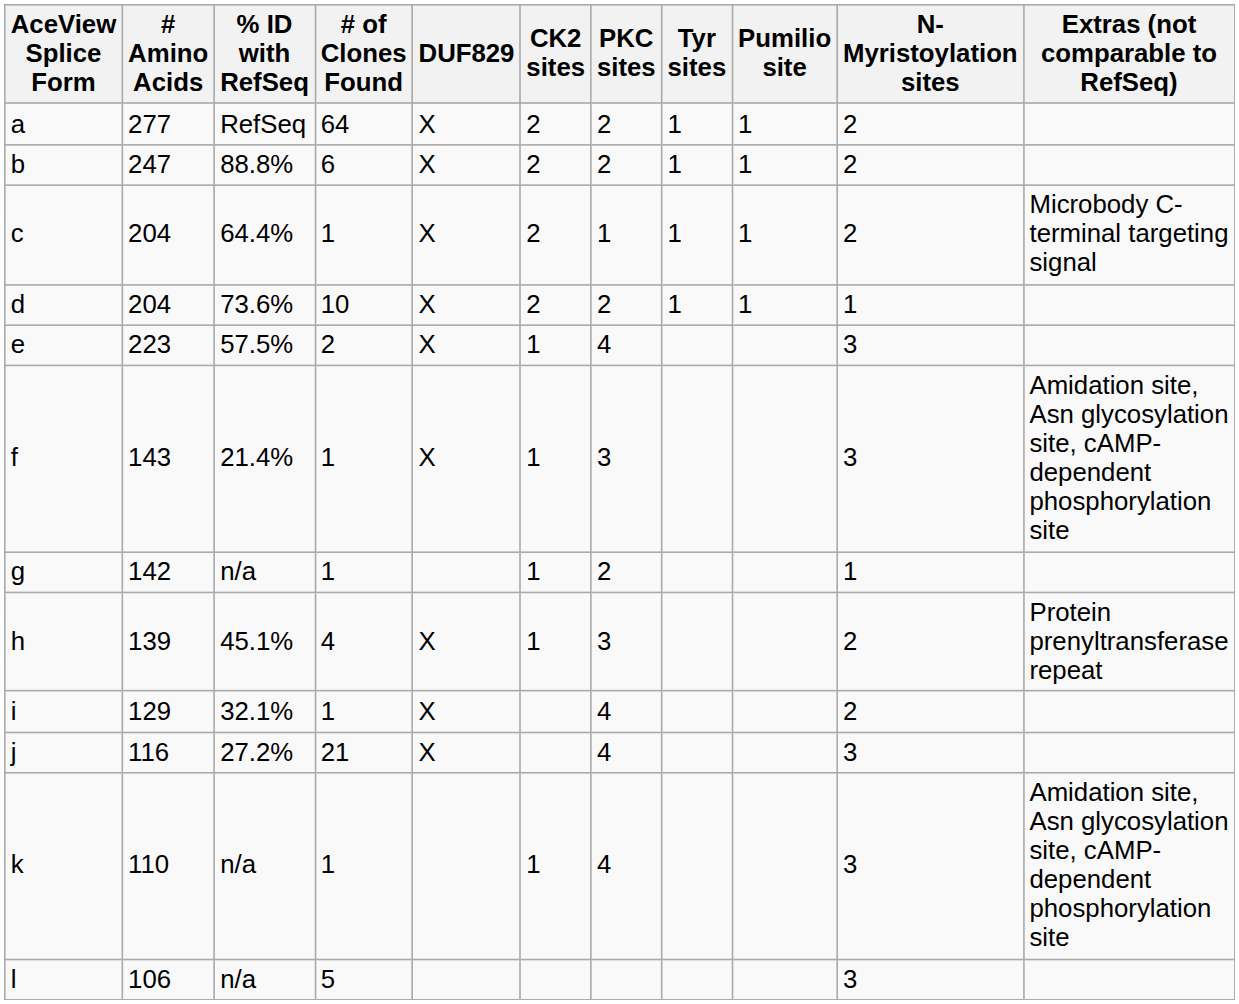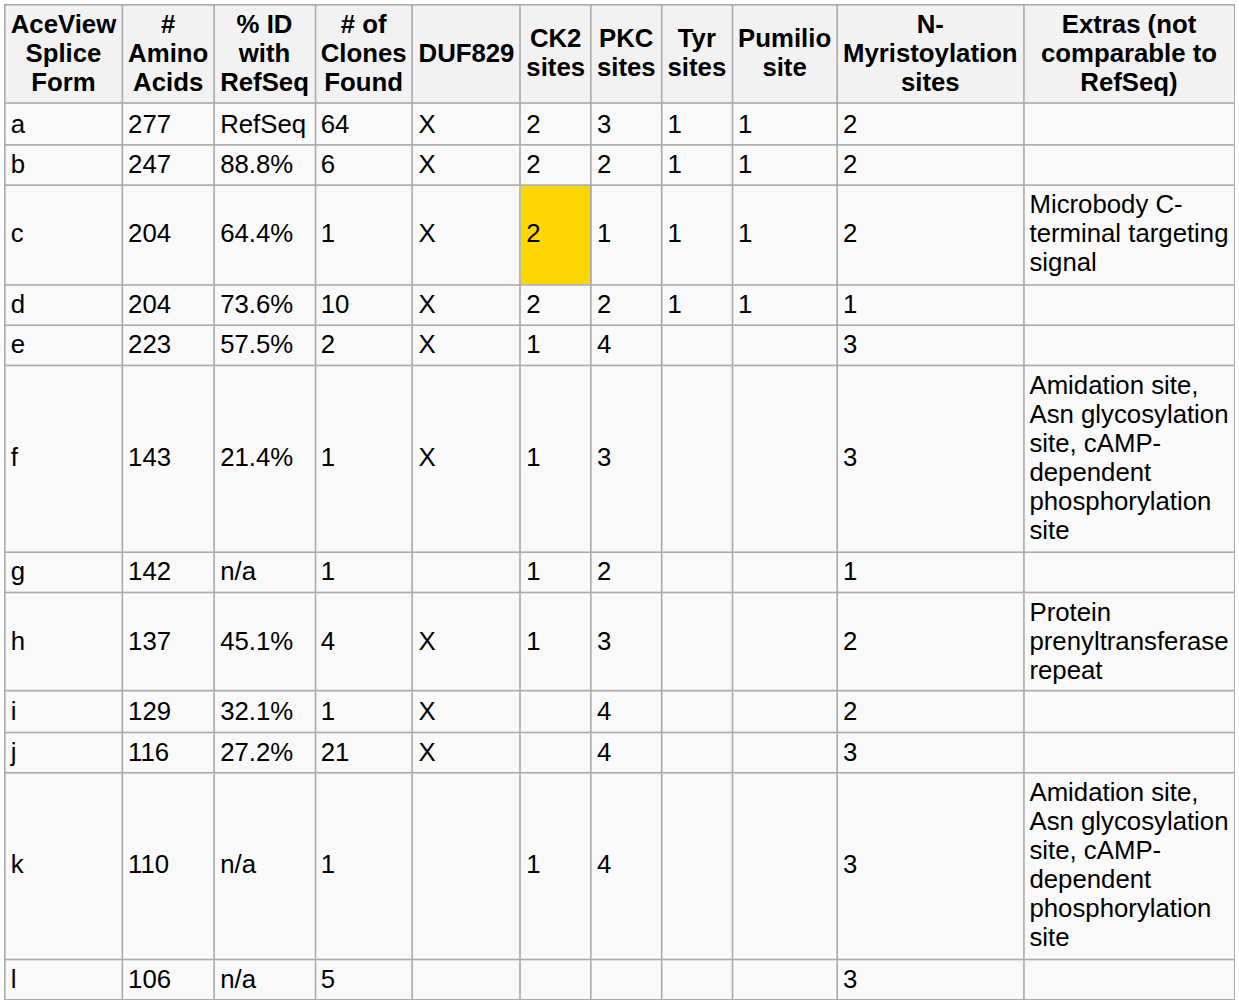(604, 123) 2 -> (604, 123) 3
(533, 234) no background -> (533, 234) gold background
(150, 641) 139 -> (150, 641) 137
